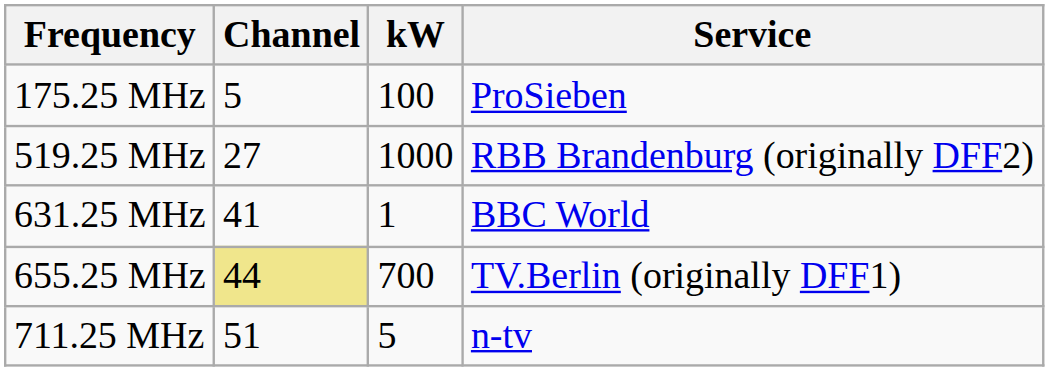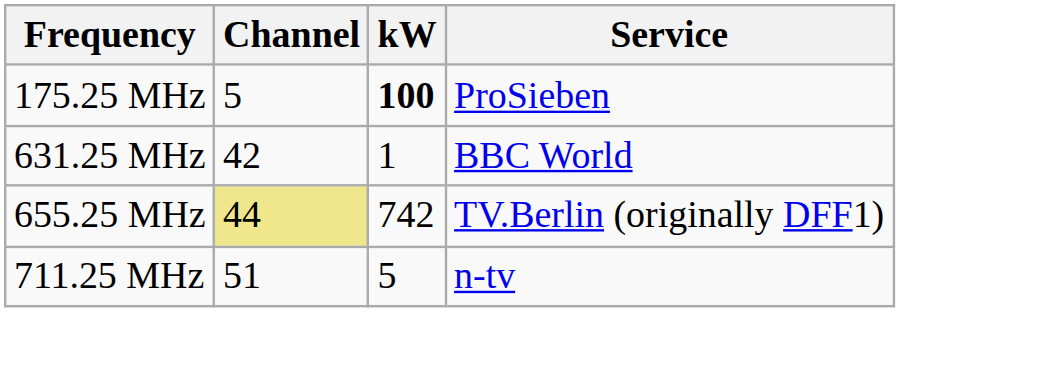(406, 94) normal -> (406, 94) bold
- row: (110, 154)
(242, 214) 41 -> (242, 154) 42
(406, 275) 700 -> (406, 214) 742
